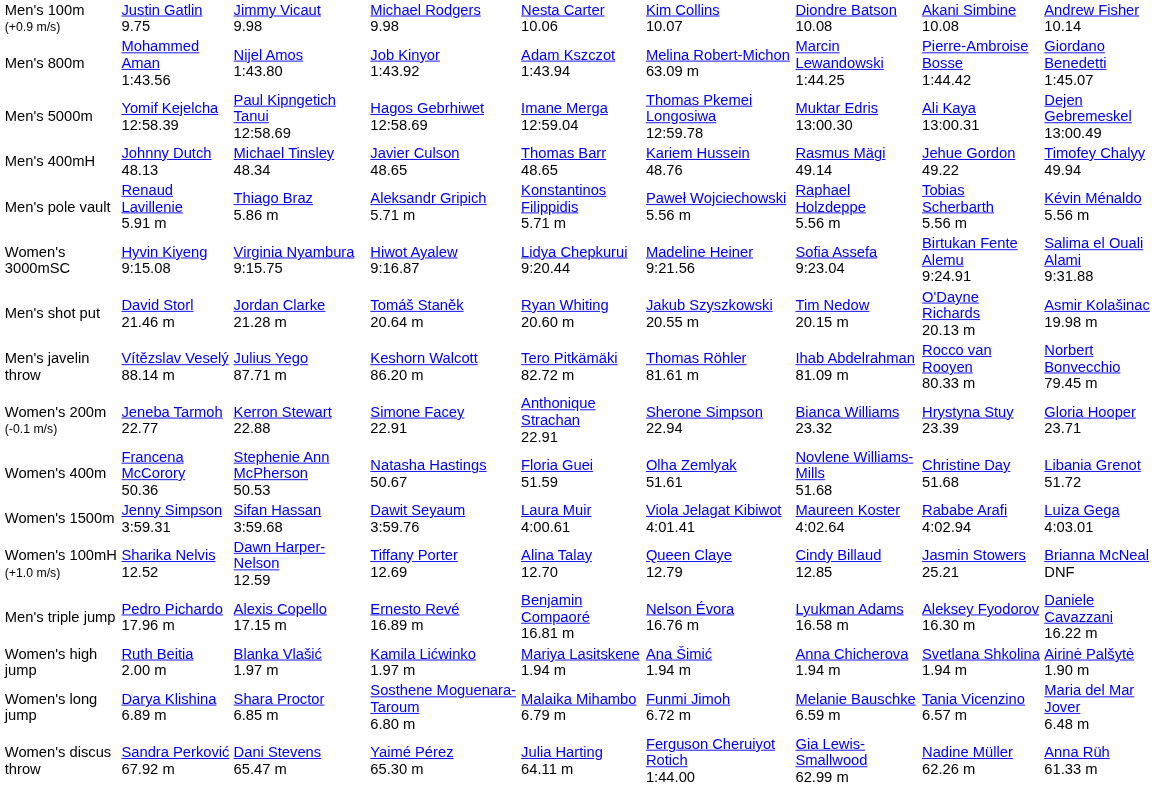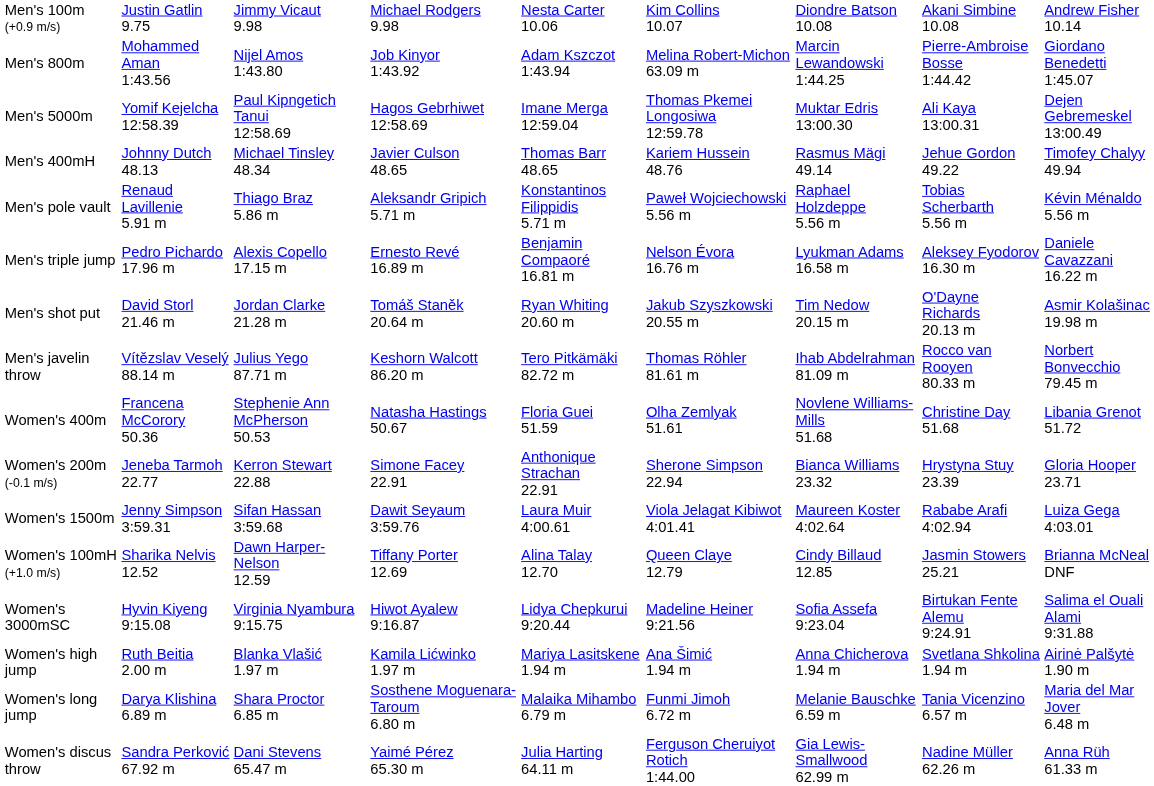rows swapped: (60, 617) <-> (37, 260)
rows swapped: (56, 420) <-> (56, 473)
